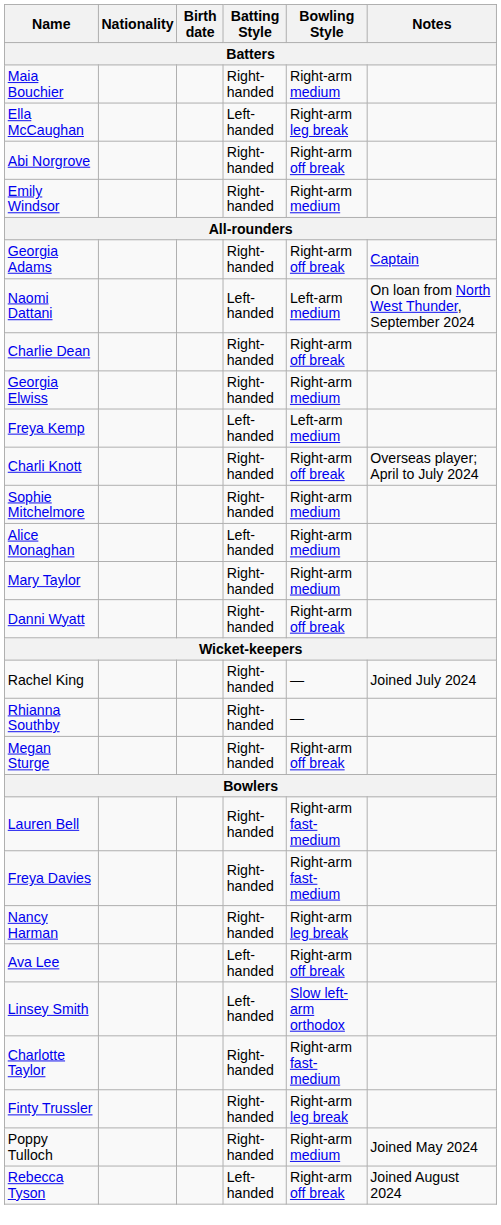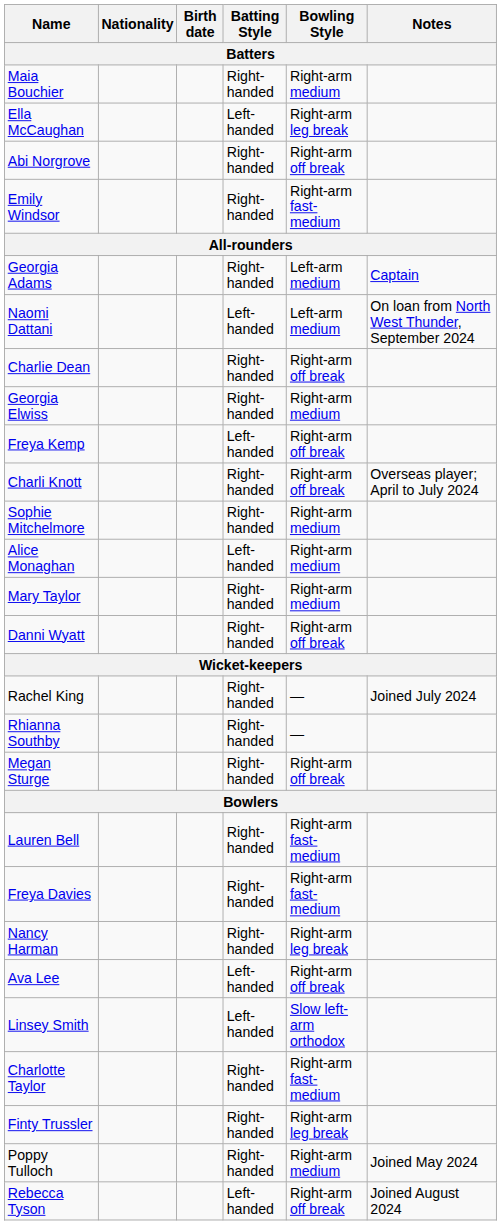(321, 199) Right-arm medium -> (321, 207) Right-arm fast-medium
(321, 259) Right-arm off break -> (316, 275) Left-arm medium
(316, 428) Left-arm medium -> (321, 444) Right-arm off break
